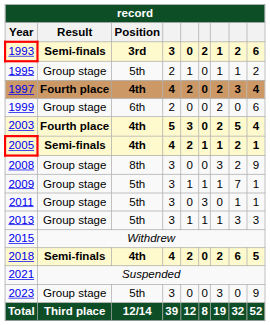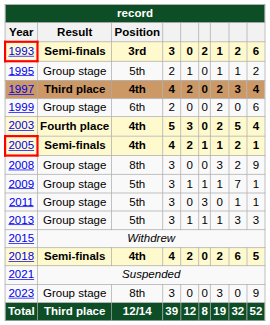(75, 89) Fourth place -> (75, 89) Third place
(137, 293) 5th -> (137, 293) 8th
